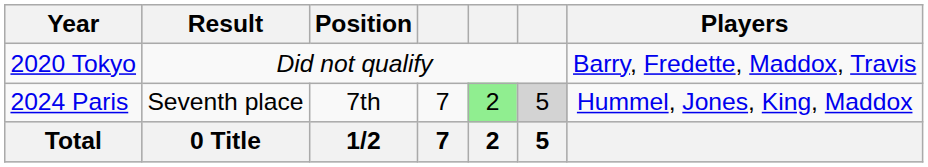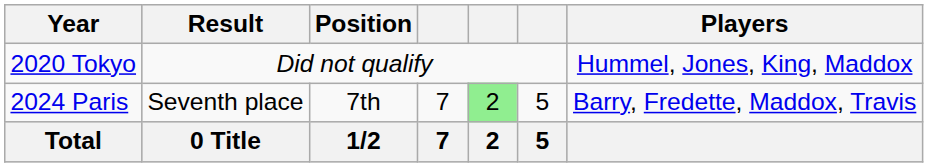(745, 63) Barry, Fredette, Maddox, Travis -> (745, 63) Hummel, Jones, King, Maddox
(542, 102) lightgrey background -> (542, 102) no background
(745, 102) Hummel, Jones, King, Maddox -> (745, 102) Barry, Fredette, Maddox, Travis
